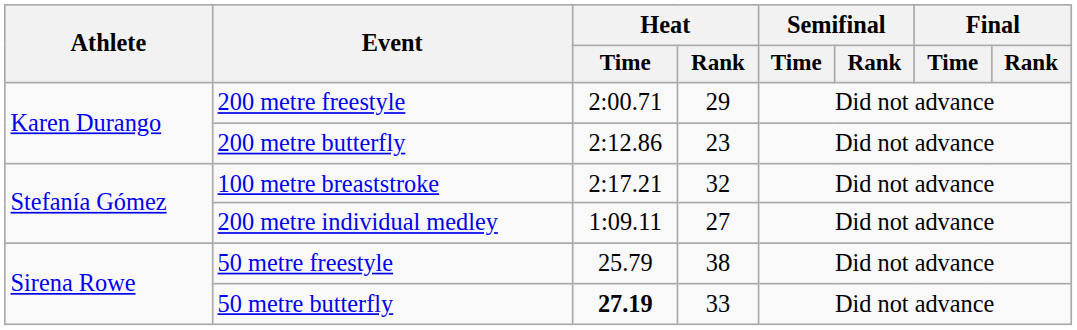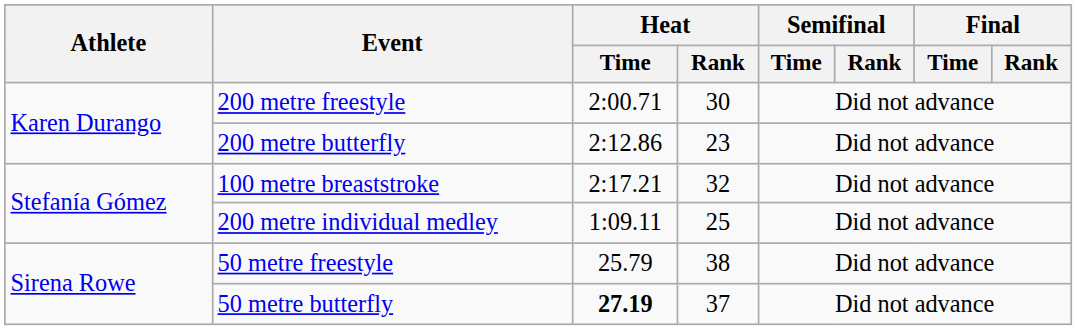(718, 103) 29 -> (718, 103) 30
(718, 223) 27 -> (718, 223) 25
(718, 303) 33 -> (718, 303) 37
